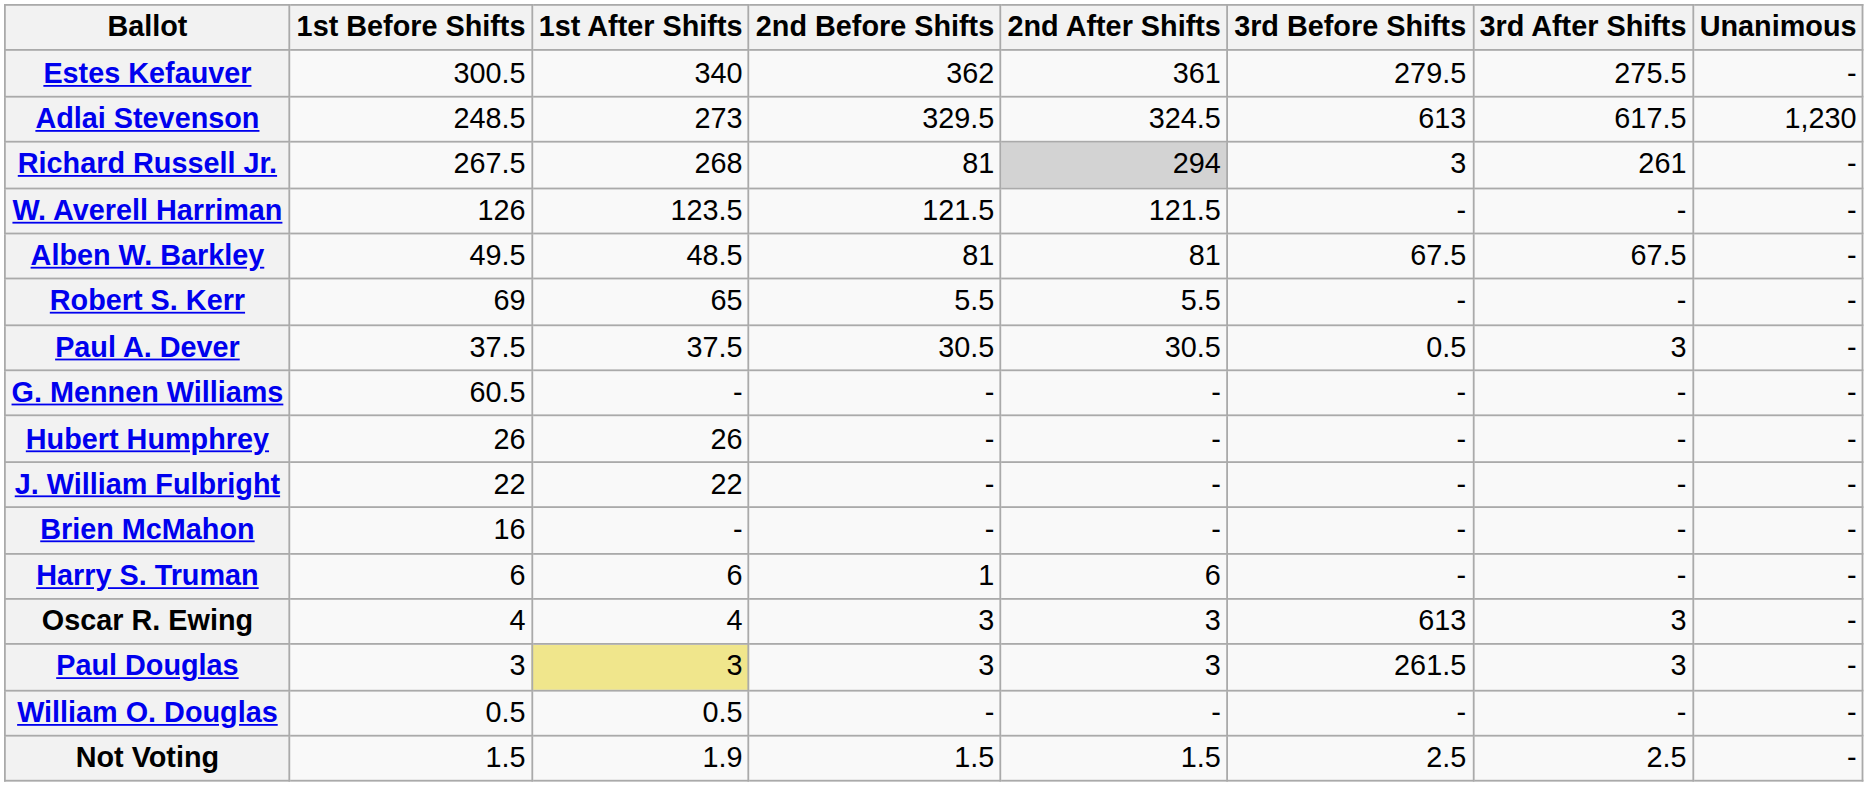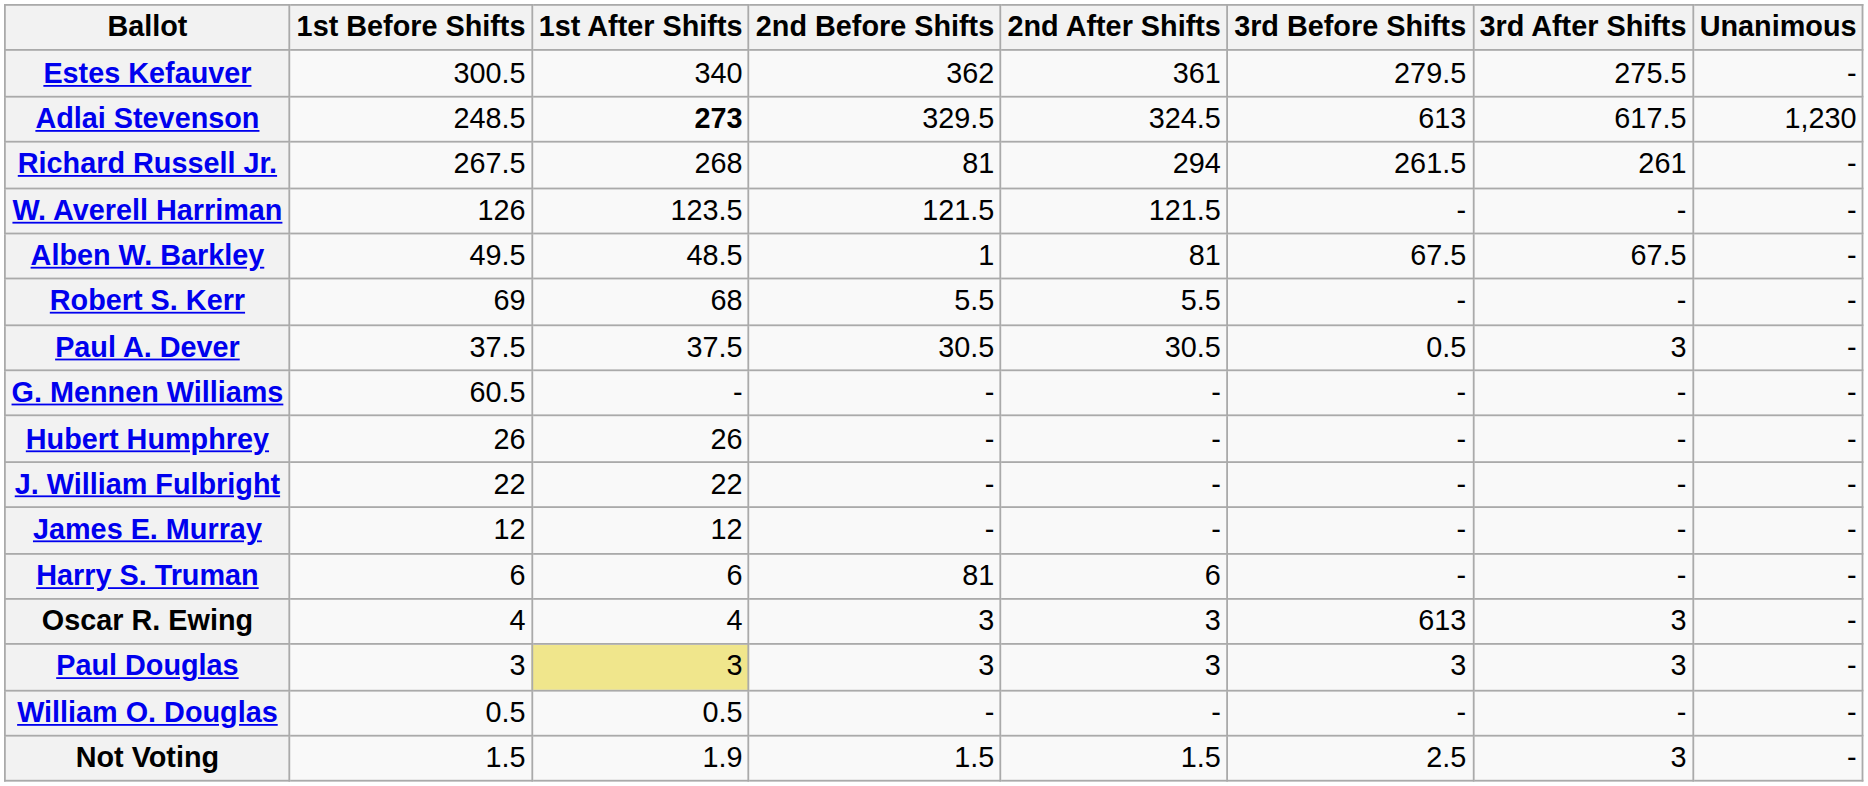(718, 118) normal -> (718, 118) bold
(1197, 164) lightgrey background -> (1197, 164) no background
(1458, 164) 3 -> (1430, 164) 261.5
(978, 255) 81 -> (986, 255) 1
(726, 301) 65 -> (726, 301) 68
- row: (147, 529)
+ row: (147, 529)
(986, 575) 1 -> (978, 575) 81
(1430, 666) 261.5 -> (1458, 666) 3
(1666, 758) 2.5 -> (1678, 758) 3
